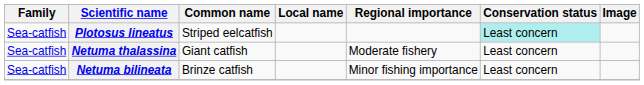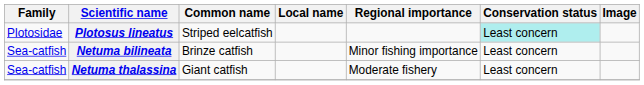(37, 32) Sea-catfish -> (35, 32) Plotosidae
rows swapped: (124, 70) <-> (124, 51)
